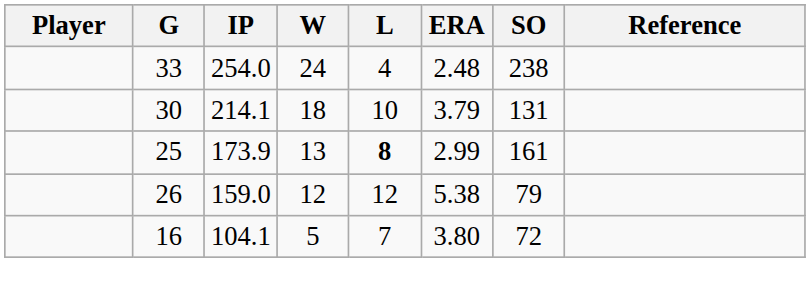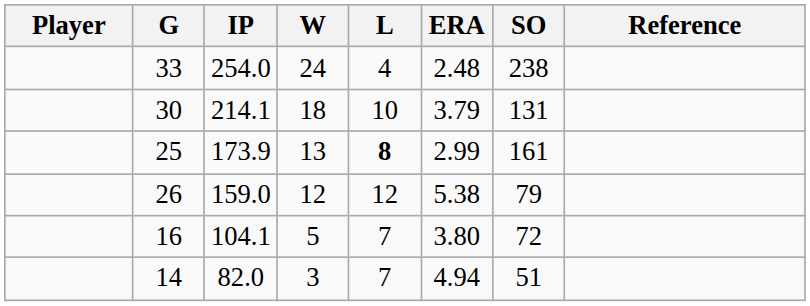+ row: (169, 278)
